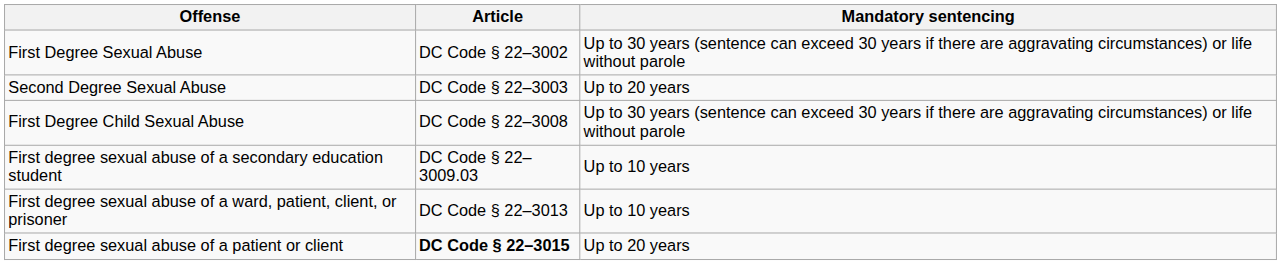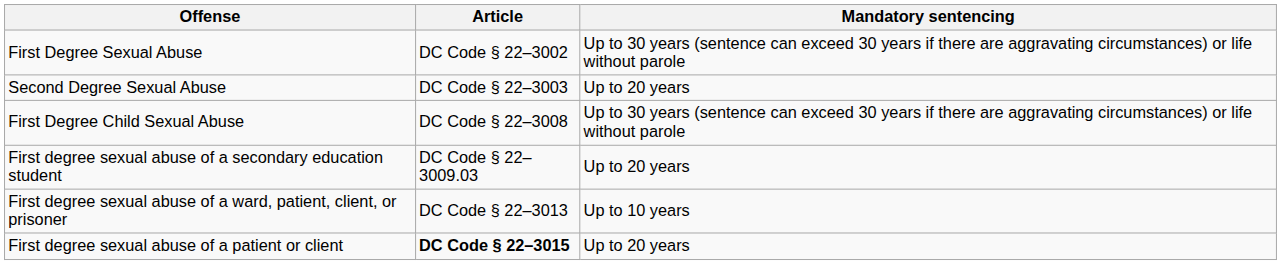(637, 166) Up to 10 years -> (637, 166) Up to 20 years
